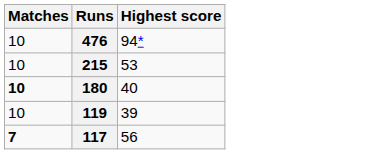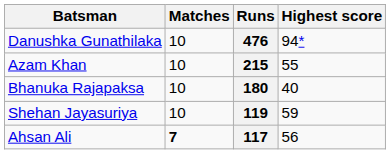+ column: (85, 16)
(129, 64) 53 -> (290, 64) 55
(16, 88) bold -> (177, 88) normal
(129, 112) 39 -> (290, 112) 59
